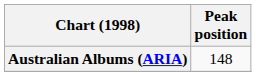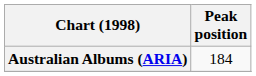(221, 58) 148 -> (221, 58) 184
